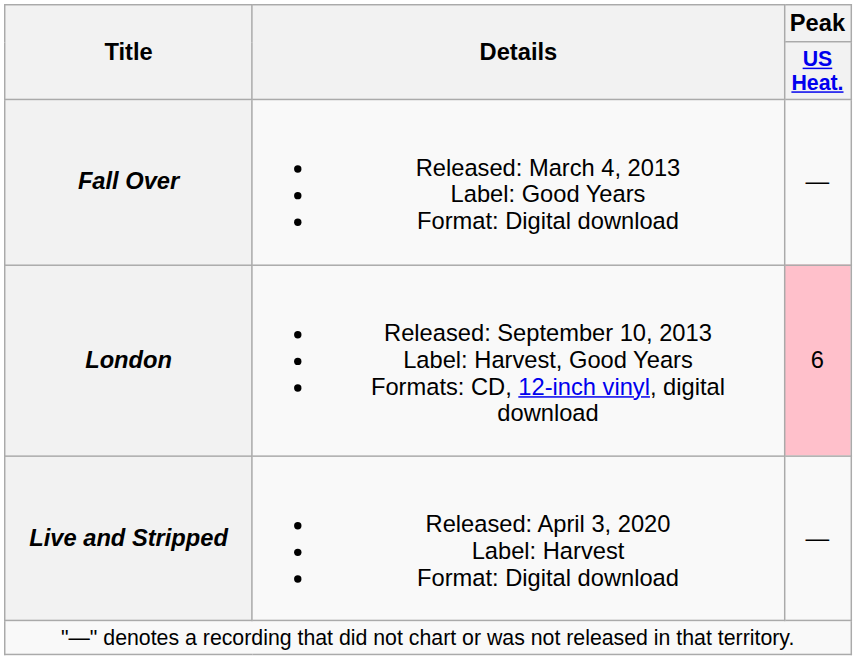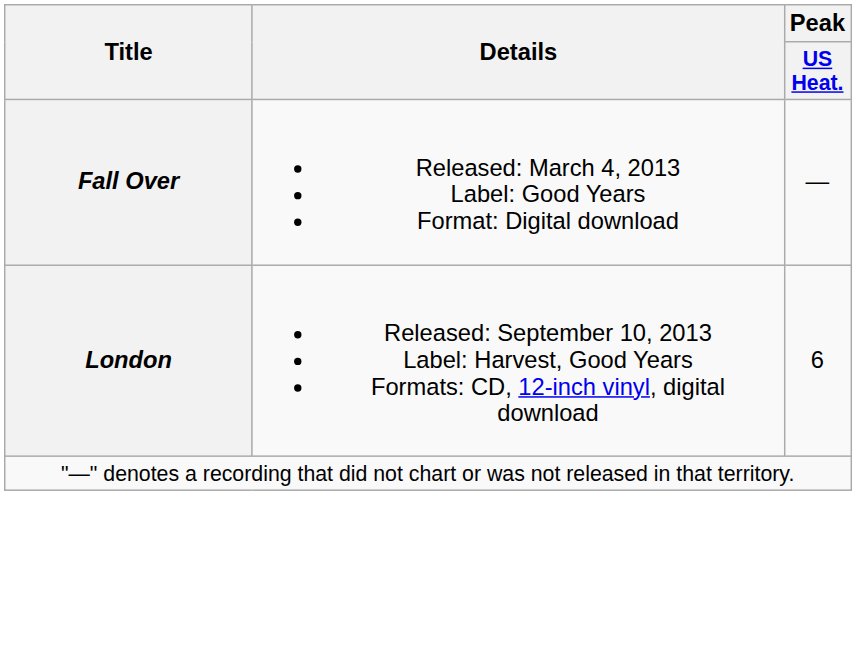(817, 359) pink background -> (817, 359) no background
- row: (129, 538)
